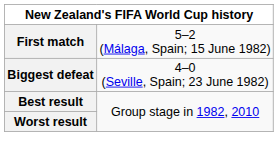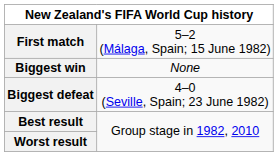+ row: (50, 68)
